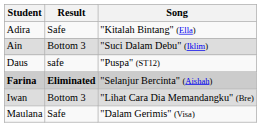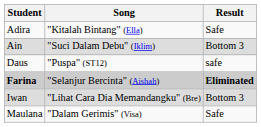columns swapped: (177, 13) <-> (71, 13)
